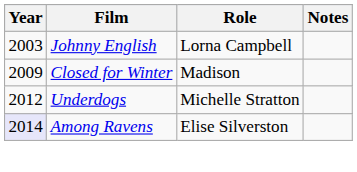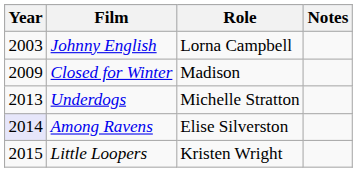(26, 99) 2012 -> (26, 99) 2013
+ row: (99, 153)
